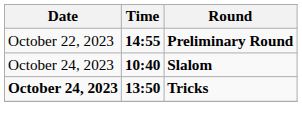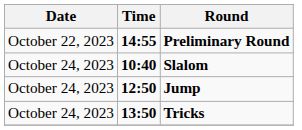+ row: (182, 88)
(63, 88) bold -> (61, 112) normal
